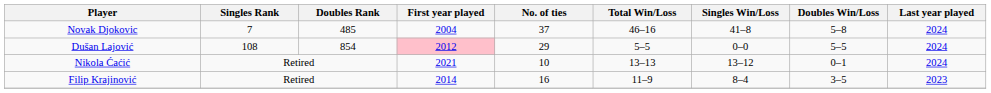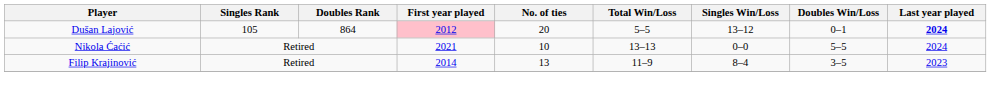- row: (102, 29)
(250, 46) 108 -> (250, 29) 105
(348, 46) 854 -> (348, 29) 864
(544, 46) 29 -> (544, 29) 20
(740, 46) 0–0 -> (740, 29) 13–12
(838, 46) 5–5 -> (838, 29) 0–1
(937, 46) normal -> (937, 29) bold
(740, 63) 13–12 -> (740, 46) 0–0
(838, 63) 0–1 -> (838, 46) 5–5
(544, 79) 16 -> (544, 63) 13
